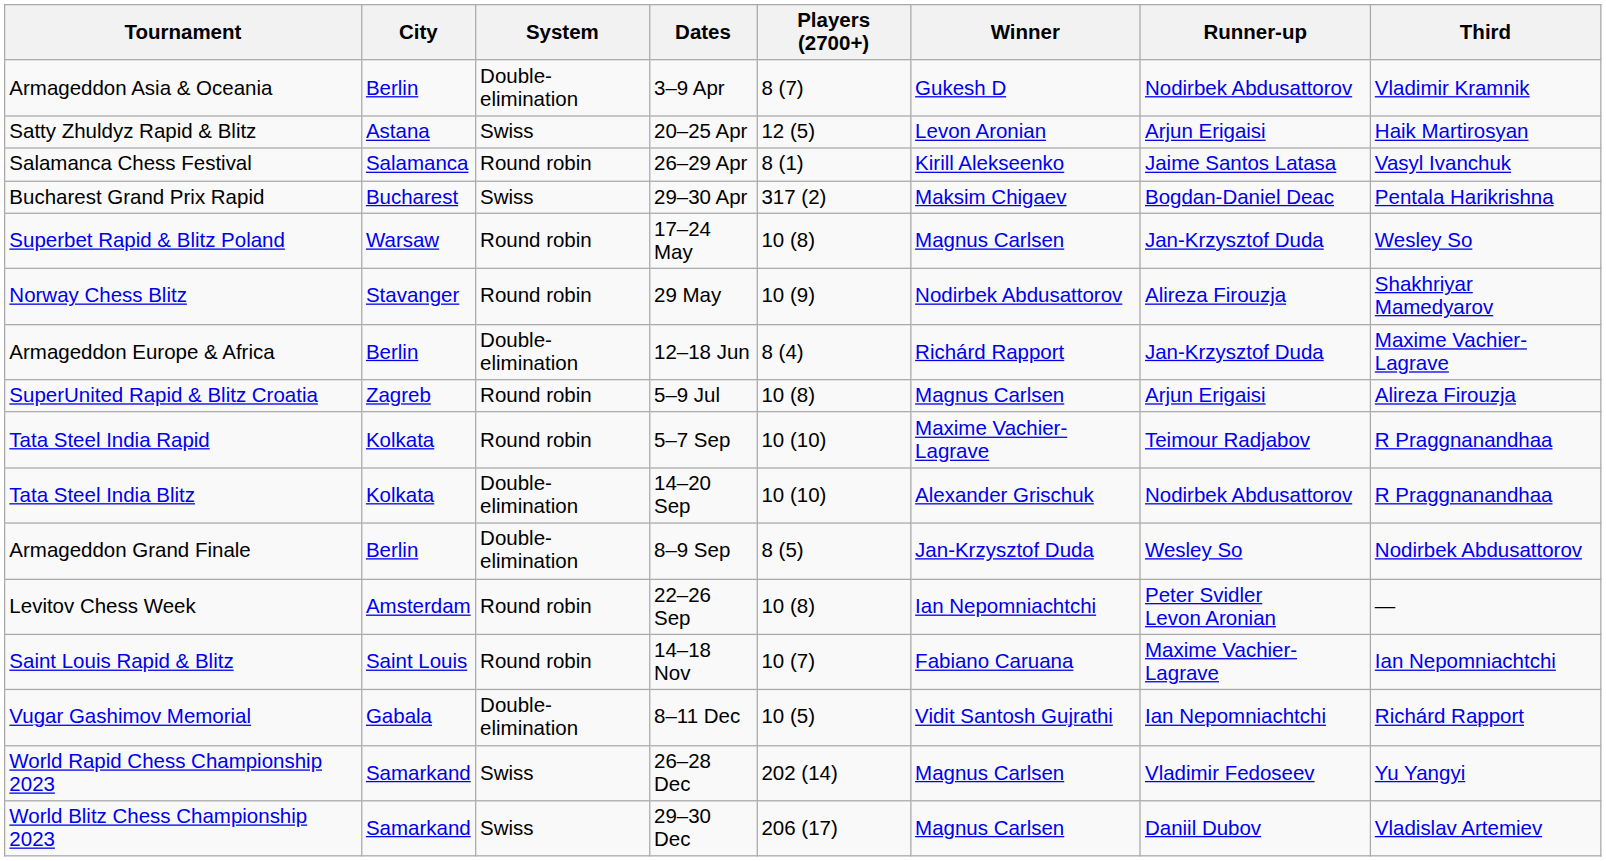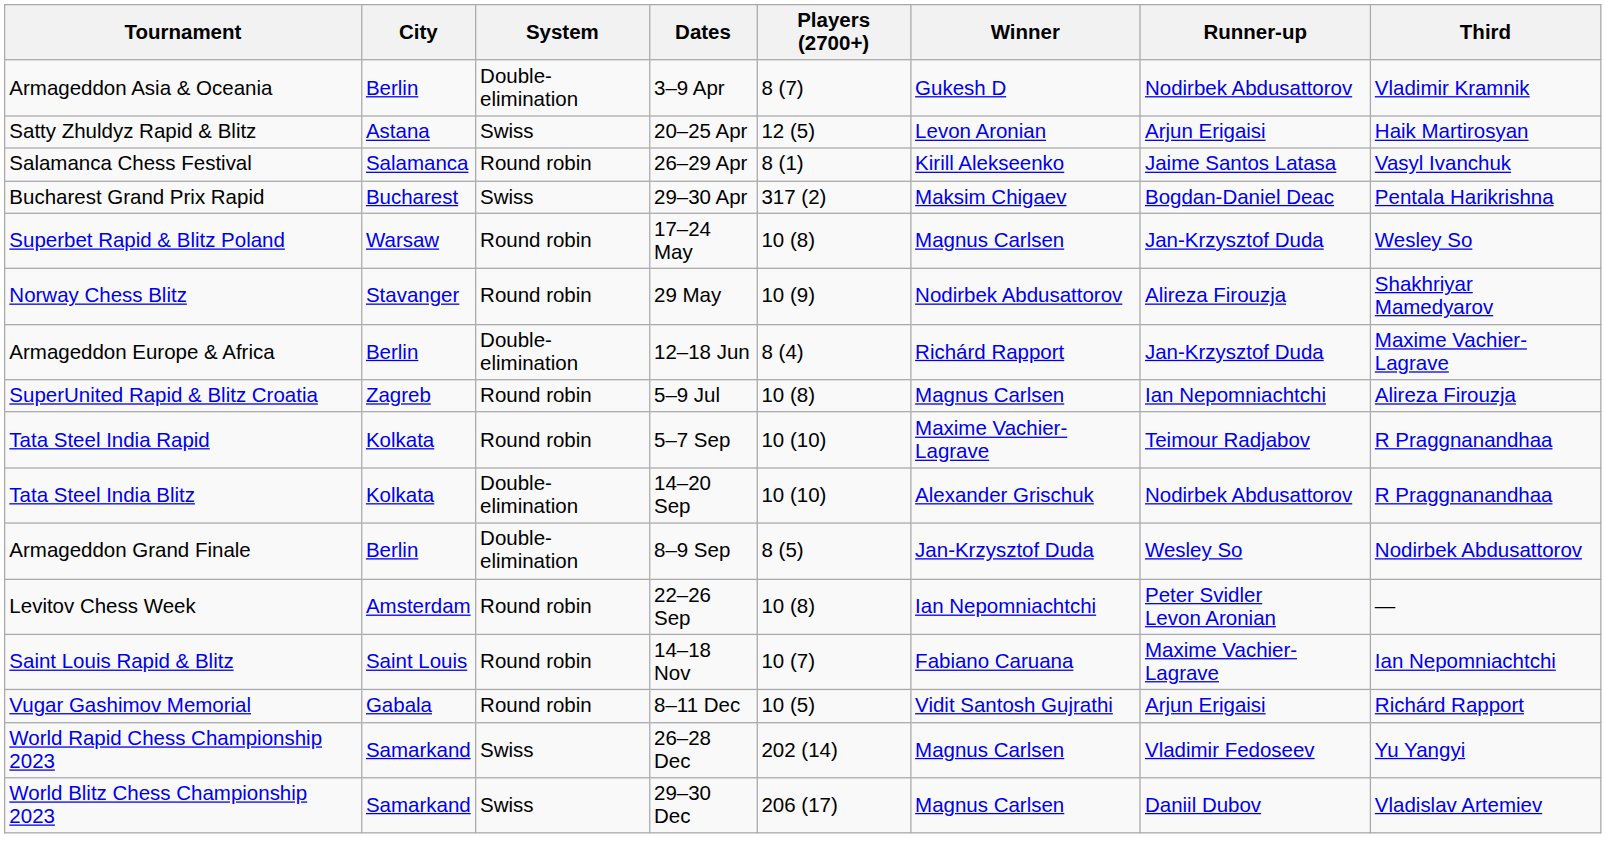(1205, 395) Arjun Erigaisi -> (1235, 395) Ian Nepomniachtchi
(529, 717) Double-elimination -> (536, 705) Round robin
(1235, 717) Ian Nepomniachtchi -> (1205, 705) Arjun Erigaisi
